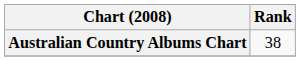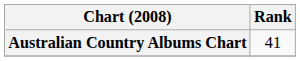(273, 42) 38 -> (273, 42) 41
